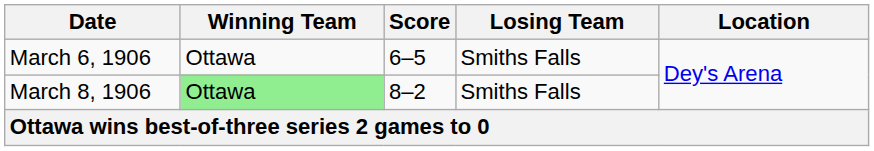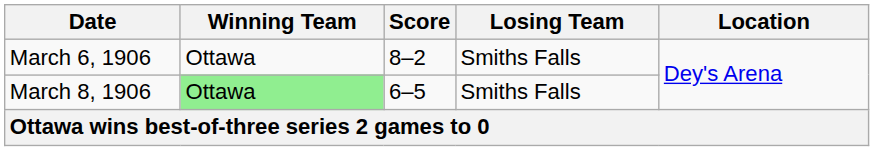(407, 57) 6–5 -> (407, 57) 8–2
(407, 92) 8–2 -> (407, 92) 6–5
